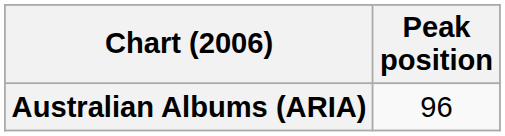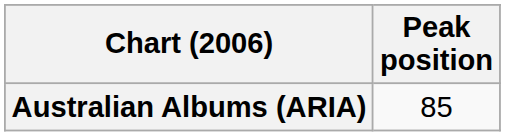(437, 106) 96 -> (437, 106) 85
